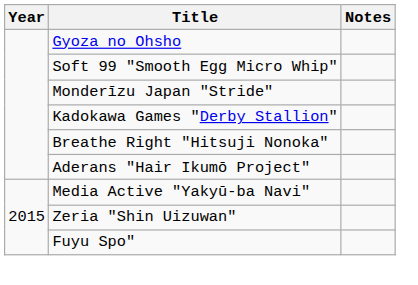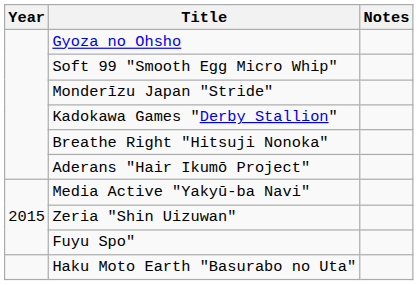+ row: (204, 267)
